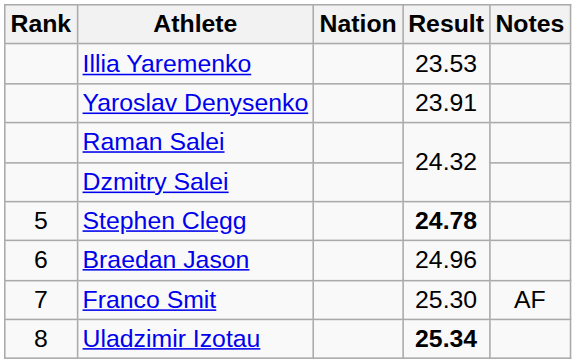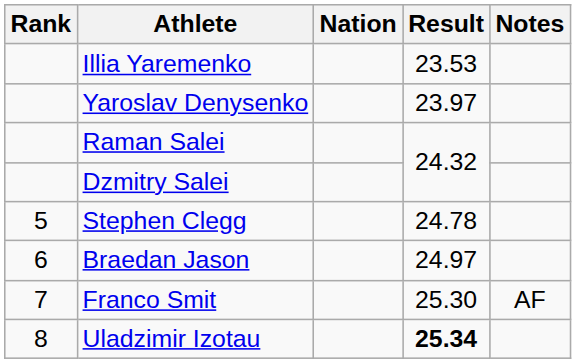(446, 102) 23.91 -> (446, 102) 23.97
(446, 220) bold -> (446, 220) normal
(446, 260) 24.96 -> (446, 260) 24.97
